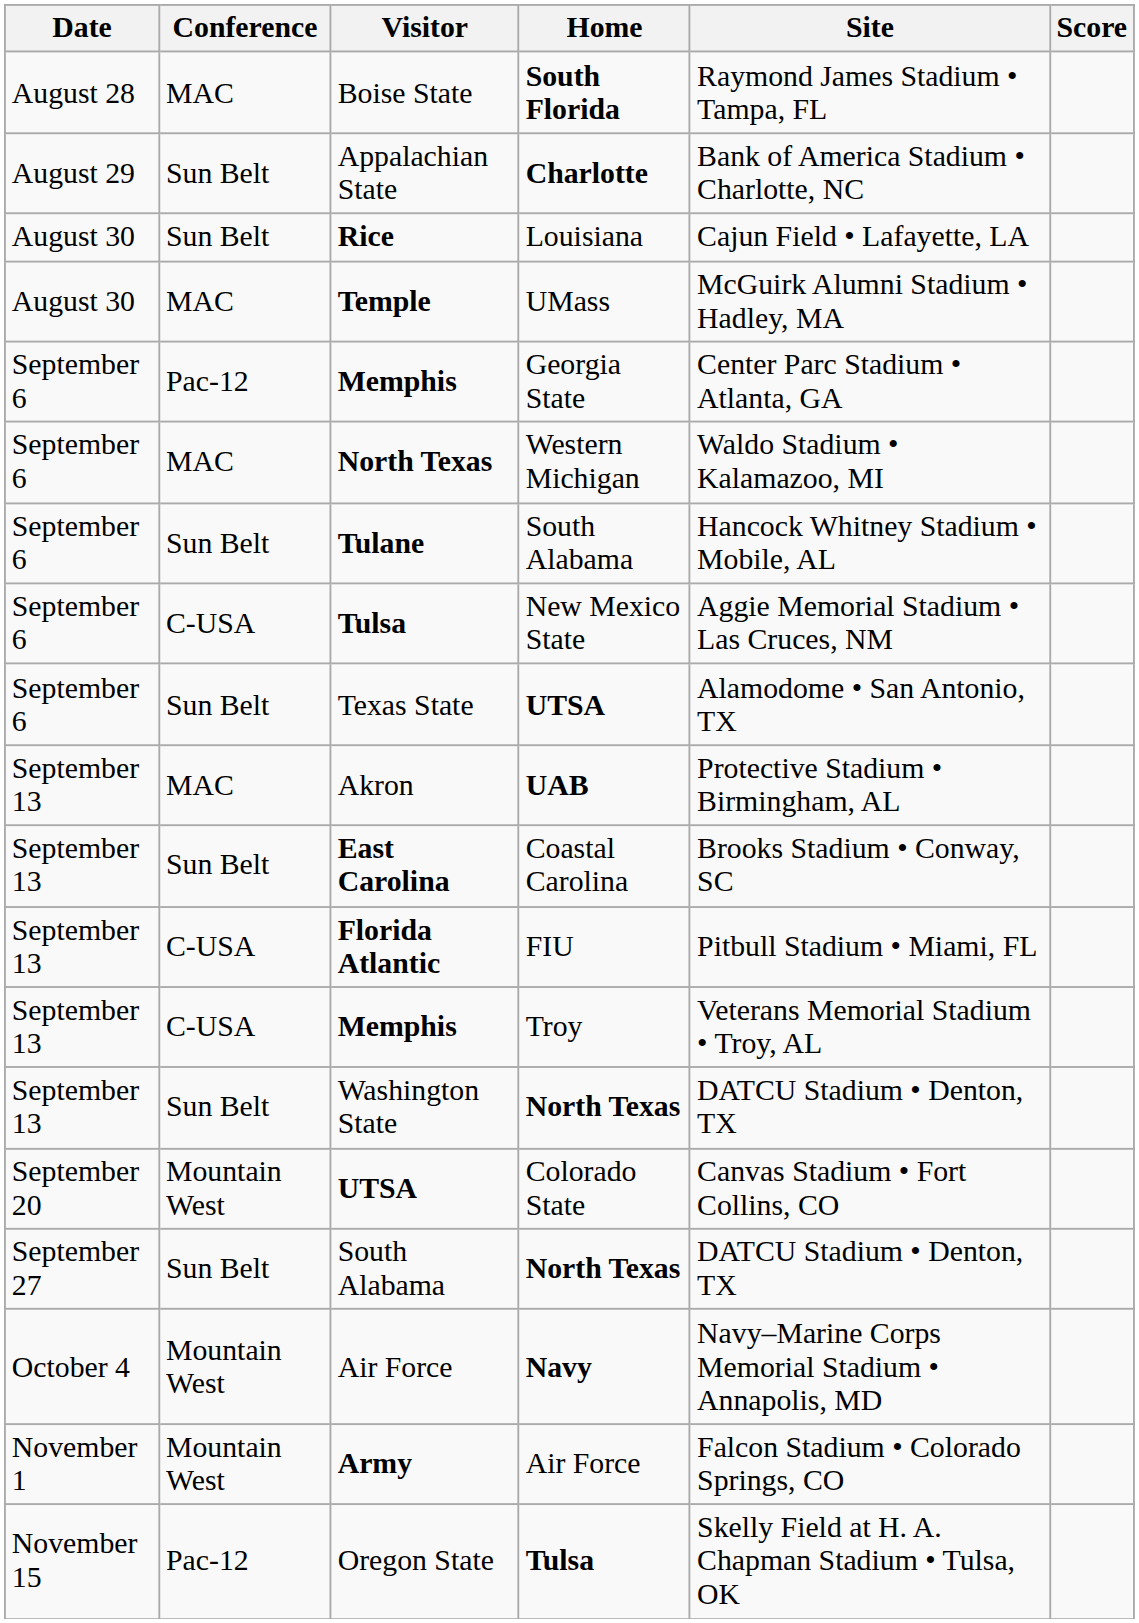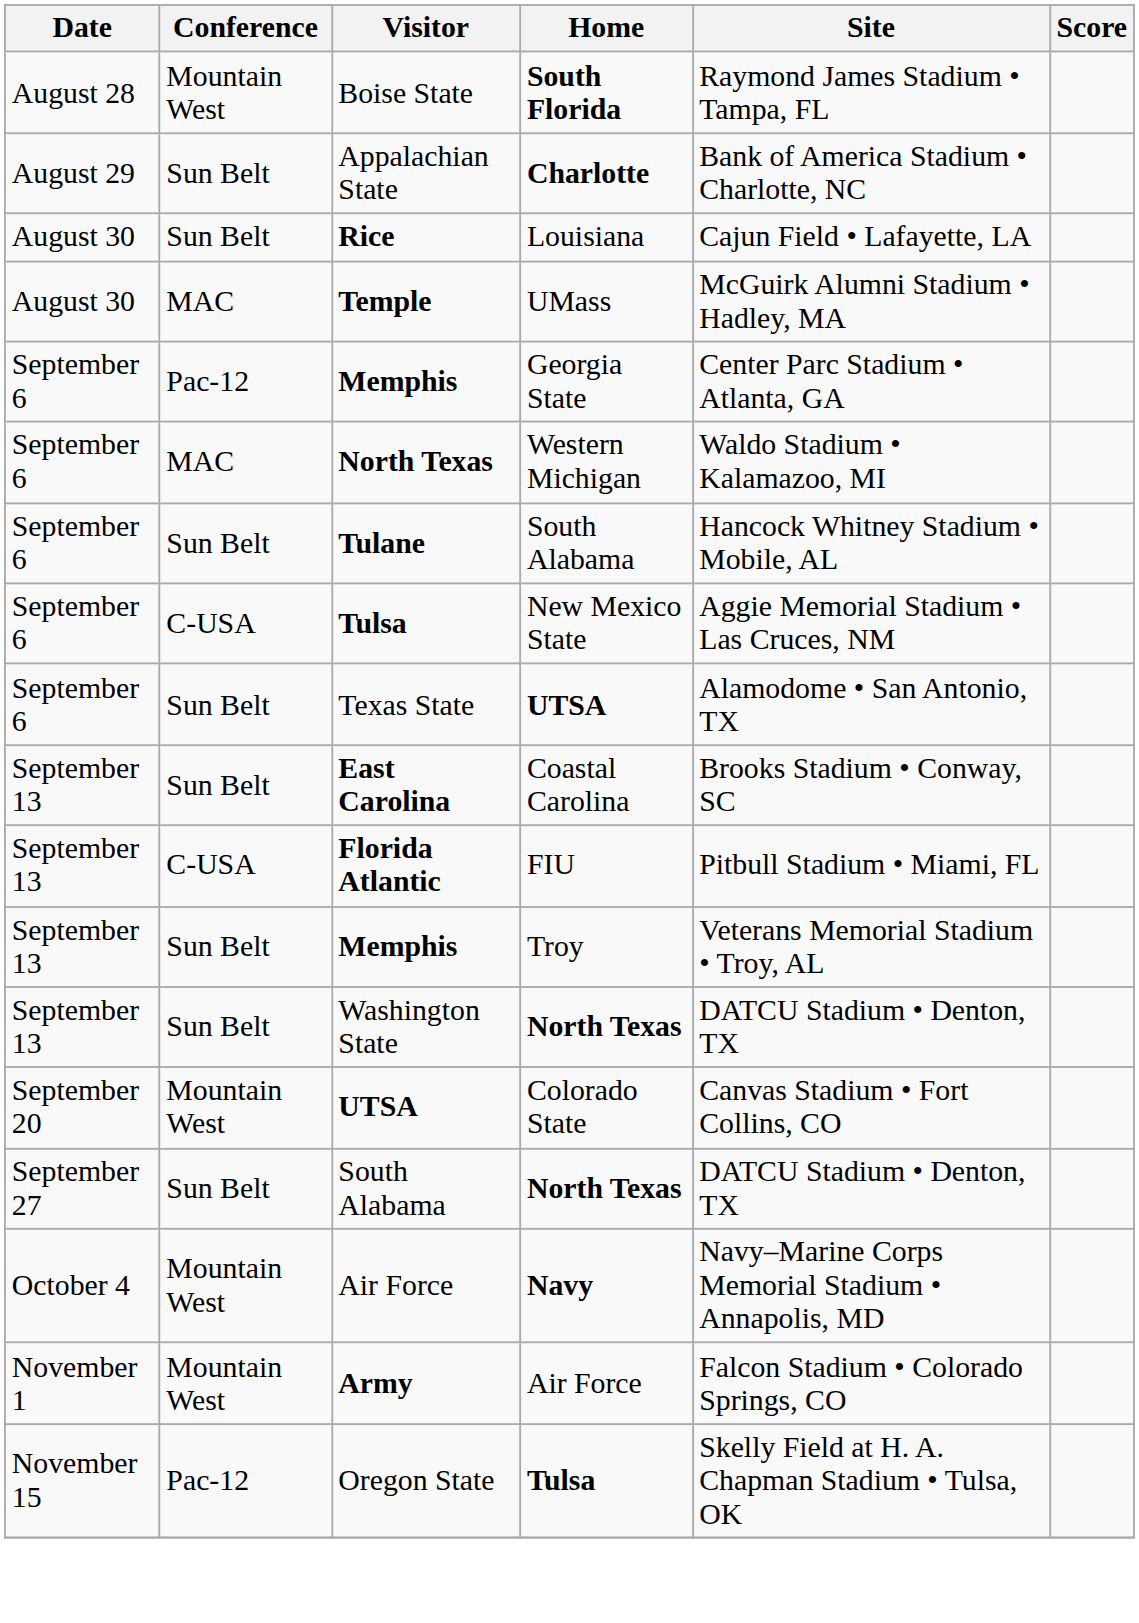(200, 92) MAC -> (224, 92) Mountain West
- row: (376, 784)
(211, 1026) C-USA -> (218, 946) Sun Belt
